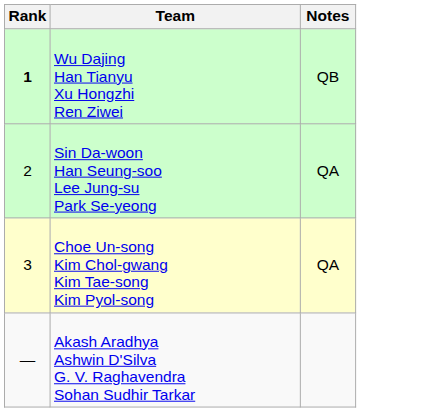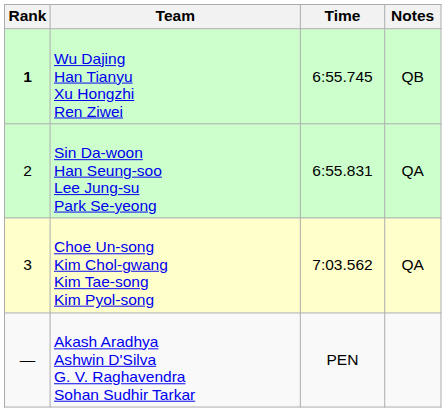+ column: (342, 16)
